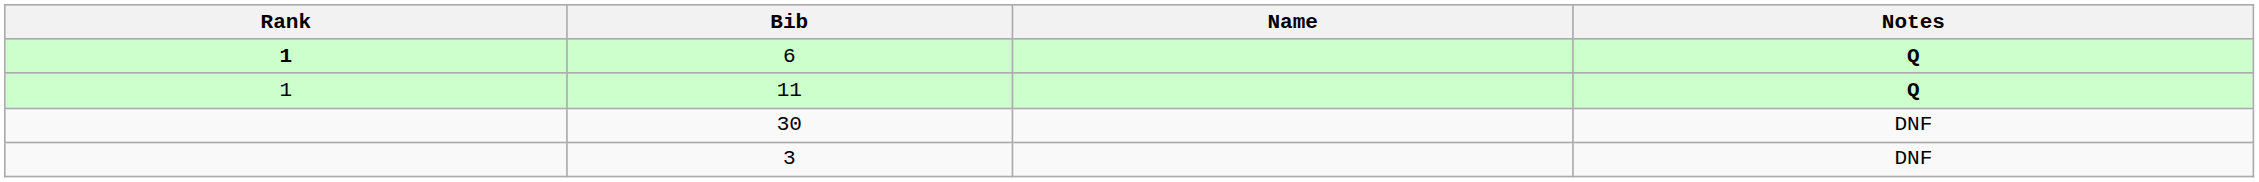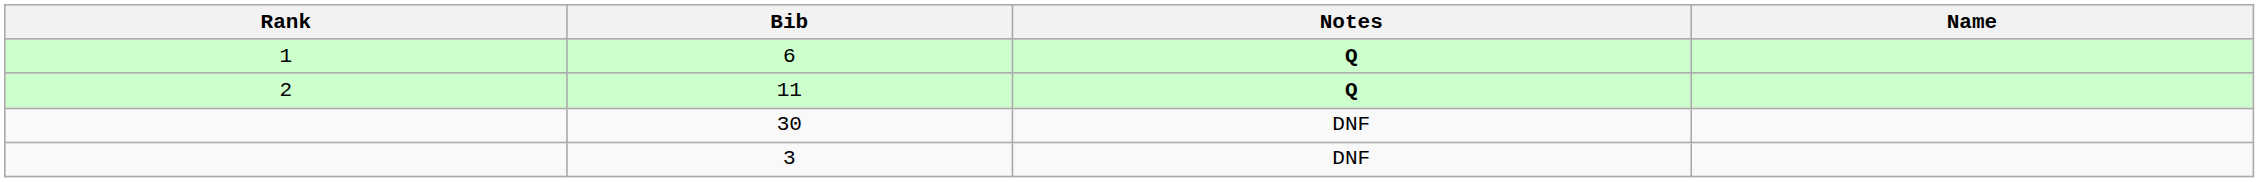columns swapped: (1293, 22) <-> (1913, 22)
(286, 56) bold -> (286, 56) normal
(286, 91) 1 -> (286, 91) 2
